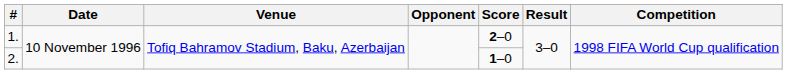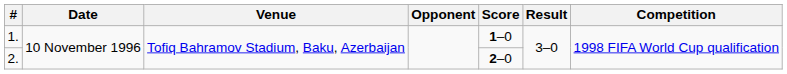(501, 36) 2–0 -> (501, 36) 1–0
(501, 58) 1–0 -> (501, 58) 2–0
